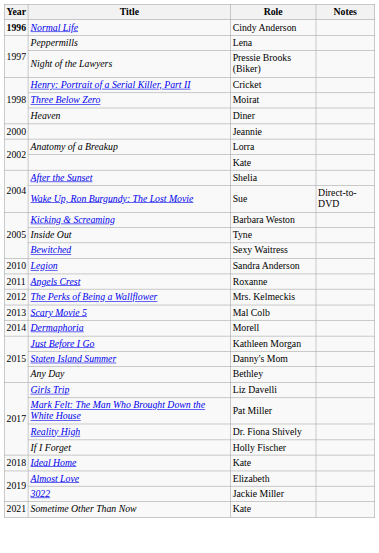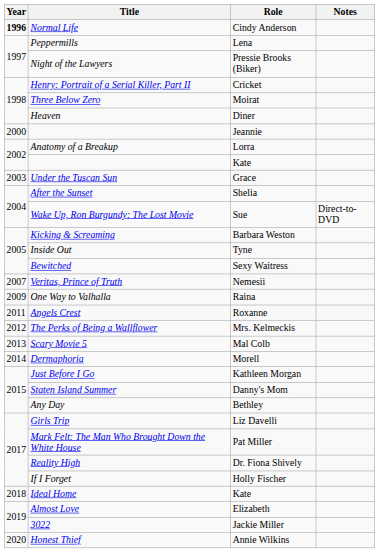+ row: (74, 178)
+ row: (76, 281)
+ row: (71, 297)
- row: (44, 266)
+ row: (56, 540)
- row: (84, 509)
